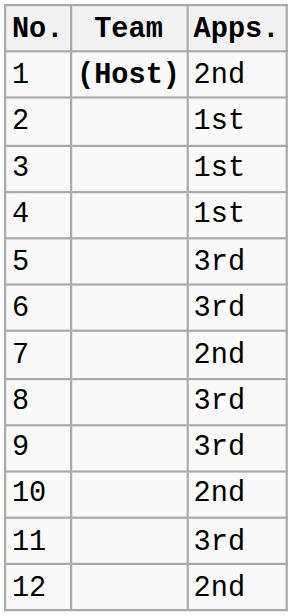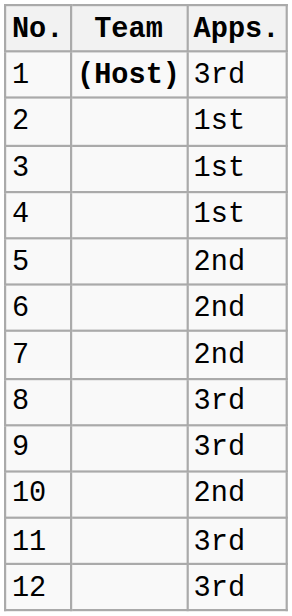(219, 75) 2nd -> (219, 75) 3rd
(219, 261) 3rd -> (219, 261) 2nd
(219, 308) 3rd -> (219, 308) 2nd
(219, 588) 2nd -> (219, 588) 3rd
